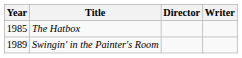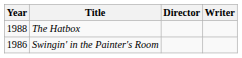(17, 28) 1985 -> (17, 28) 1988
(17, 45) 1989 -> (17, 45) 1986
